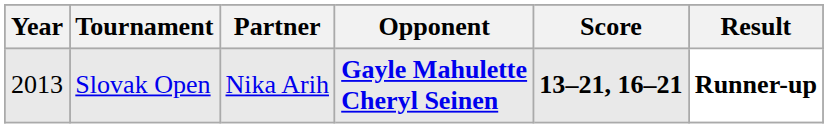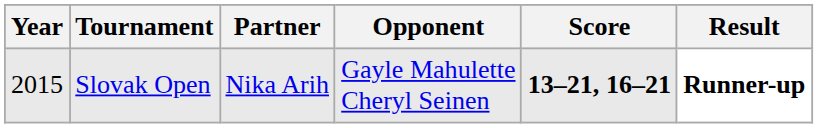(37, 84) 2013 -> (37, 84) 2015
(434, 84) bold -> (428, 84) normal
